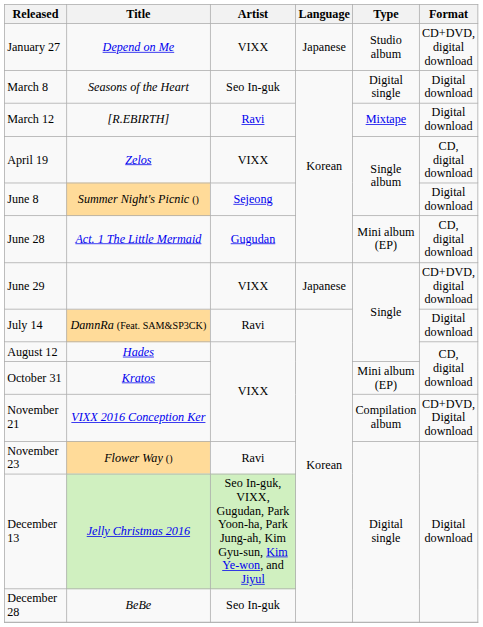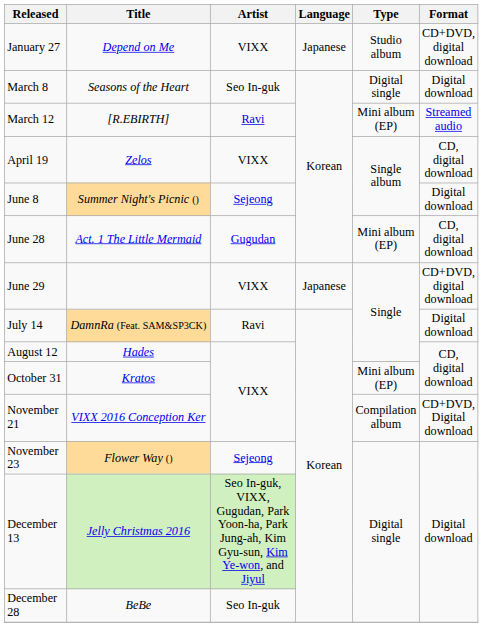(386, 119) Mixtape -> (386, 119) Mini album (EP)
(448, 119) Digital download -> (448, 119) Streamed audio
(253, 457) Ravi -> (253, 457) Sejeong
